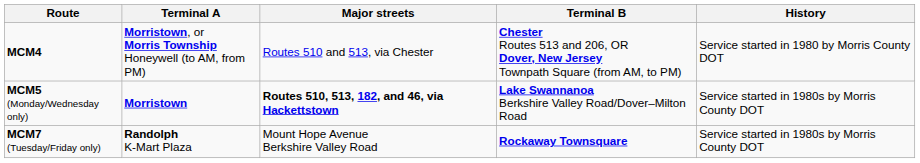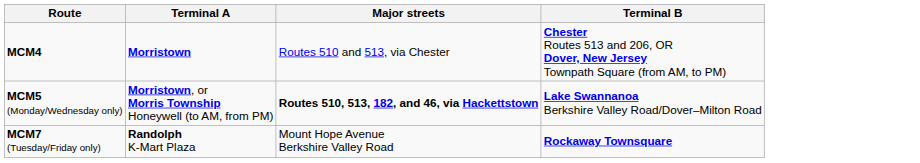- column: (806, 13)
(185, 51) Morristown, or Morris Township Honeywell (to AM, from PM) -> (159, 51) Morristown
(156, 103) Morristown -> (201, 103) Morristown, or Morris Township Honeywell (to AM, from PM)
